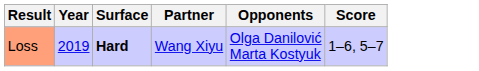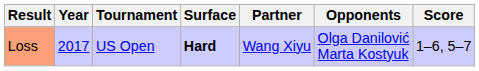+ column: (137, 15)
(74, 46) 2019 -> (74, 46) 2017
